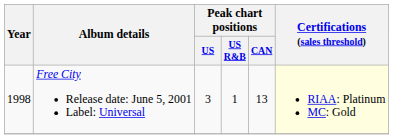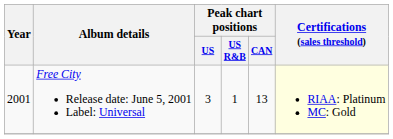(19, 99) 1998 -> (19, 99) 2001
